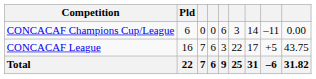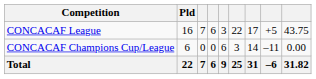rows swapped: (54, 47) <-> (91, 30)
